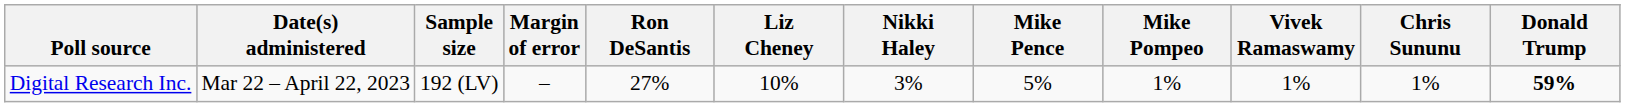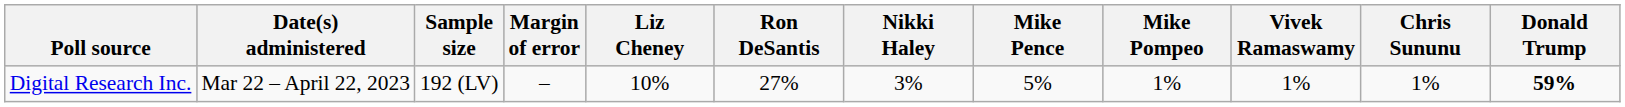columns swapped: (779, 35) <-> (650, 35)
